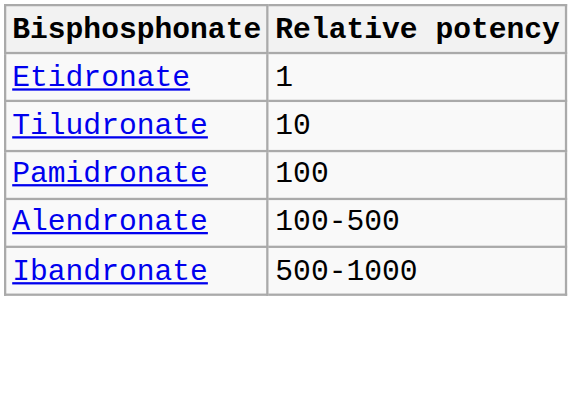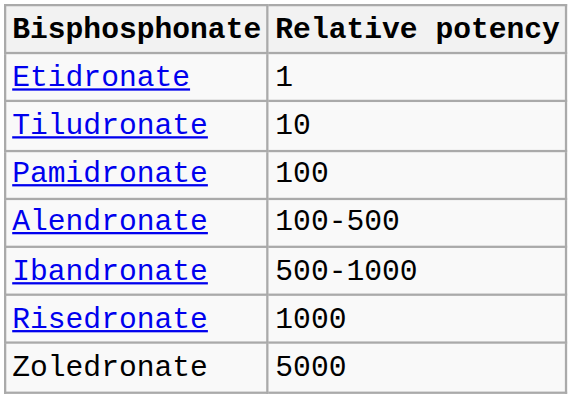+ row: (110, 319)
+ row: (110, 367)
